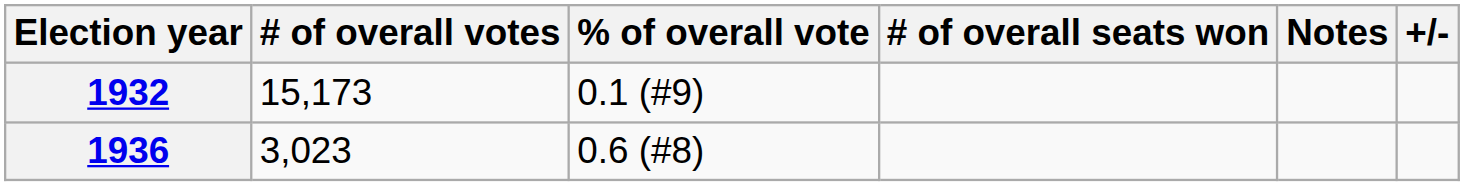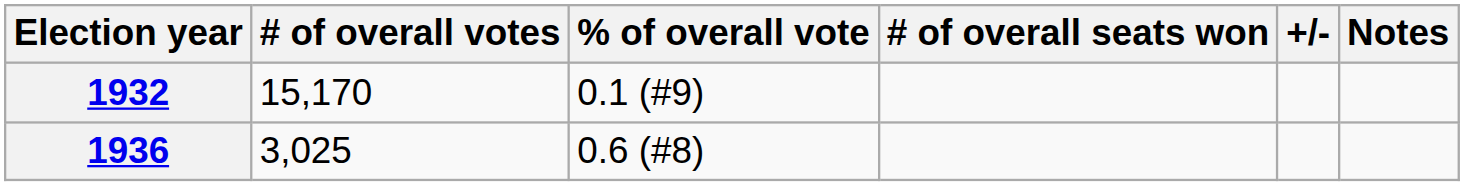columns swapped: (1427, 33) <-> (1337, 33)
(316, 92) 15,173 -> (316, 92) 15,170
(306, 150) 3,023 -> (306, 150) 3,025
